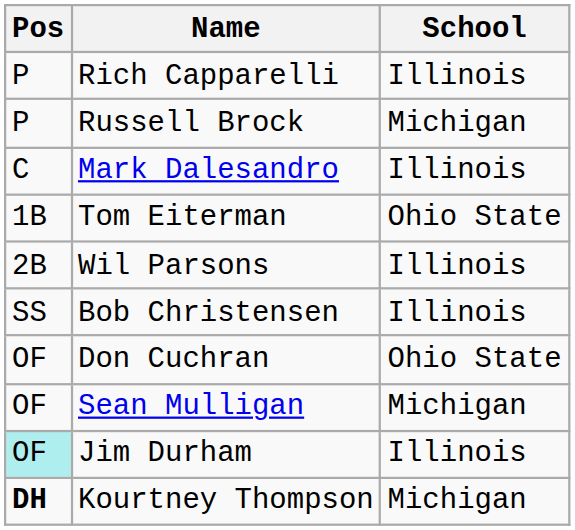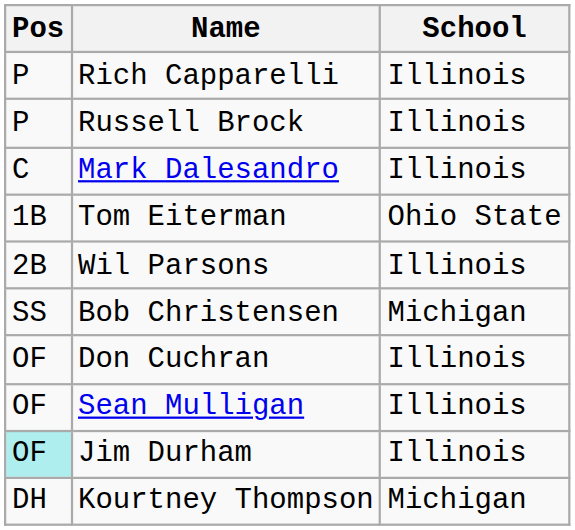(457, 123) Michigan -> (457, 123) Illinois
(457, 312) Illinois -> (457, 312) Michigan
(475, 359) Ohio State -> (457, 359) Illinois
(457, 407) Michigan -> (457, 407) Illinois
(29, 501) bold -> (29, 501) normal
